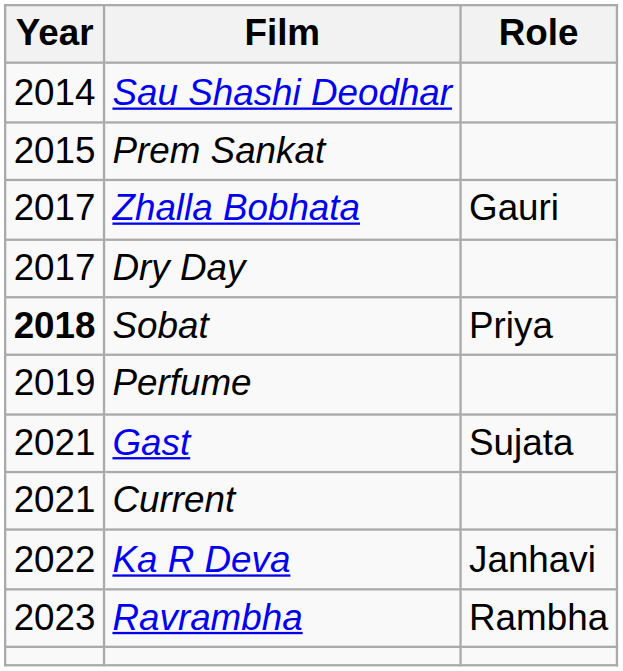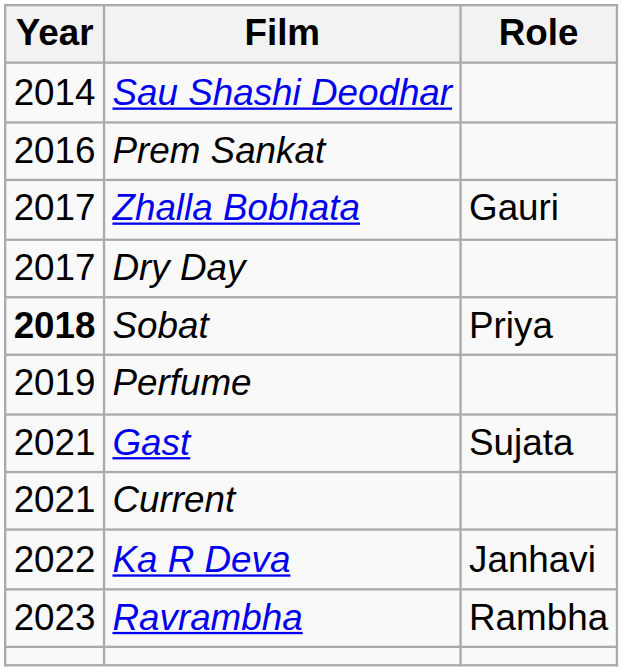(55, 150) 2015 -> (55, 150) 2016
